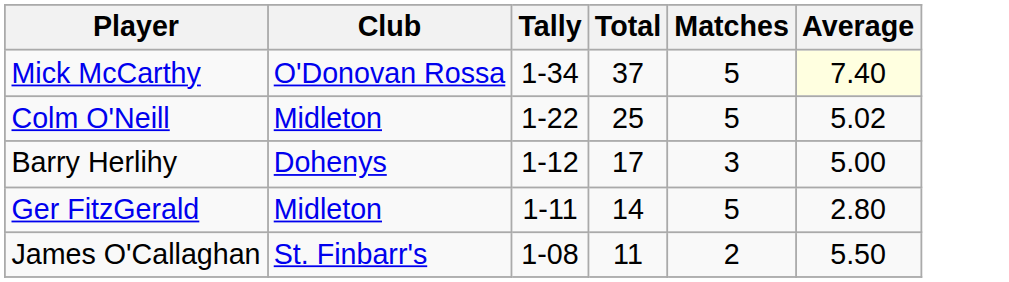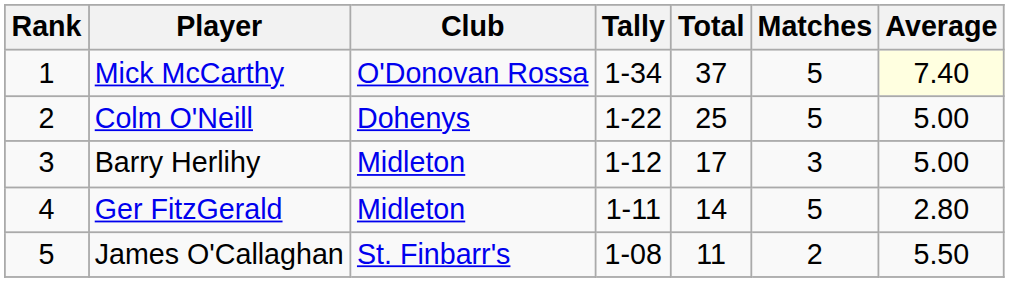+ column: (47, 27)
(328, 118) Midleton -> (413, 118) Dohenys
(858, 118) 5.02 -> (941, 118) 5.00
(330, 163) Dohenys -> (411, 163) Midleton
